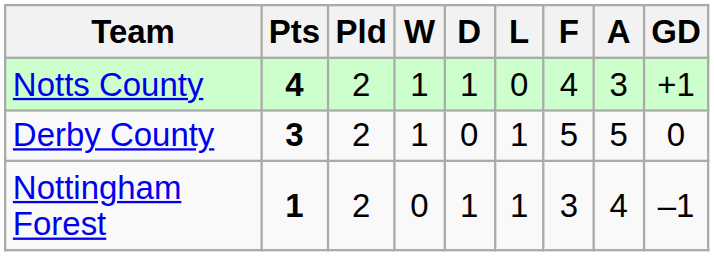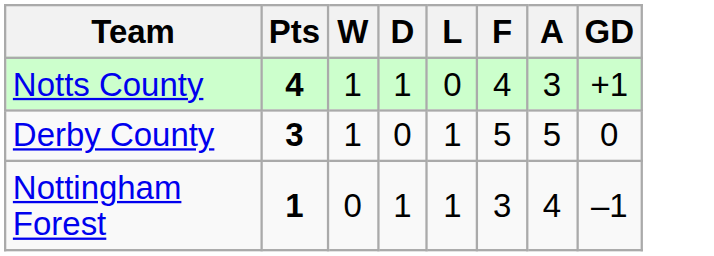- column: (361, 32)
